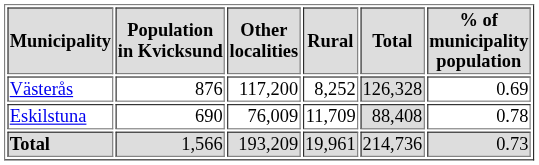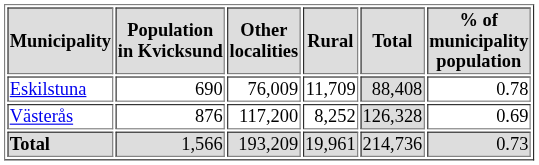rows swapped: (41, 89) <-> (48, 116)
